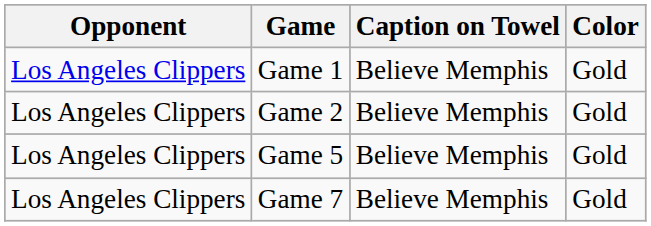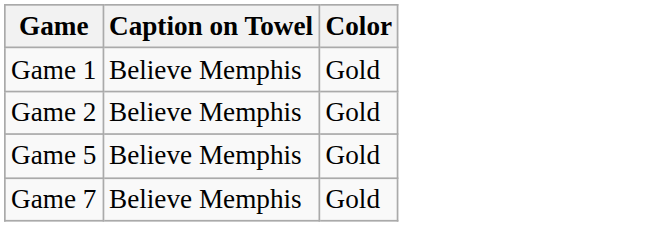- column: (128, 26)
